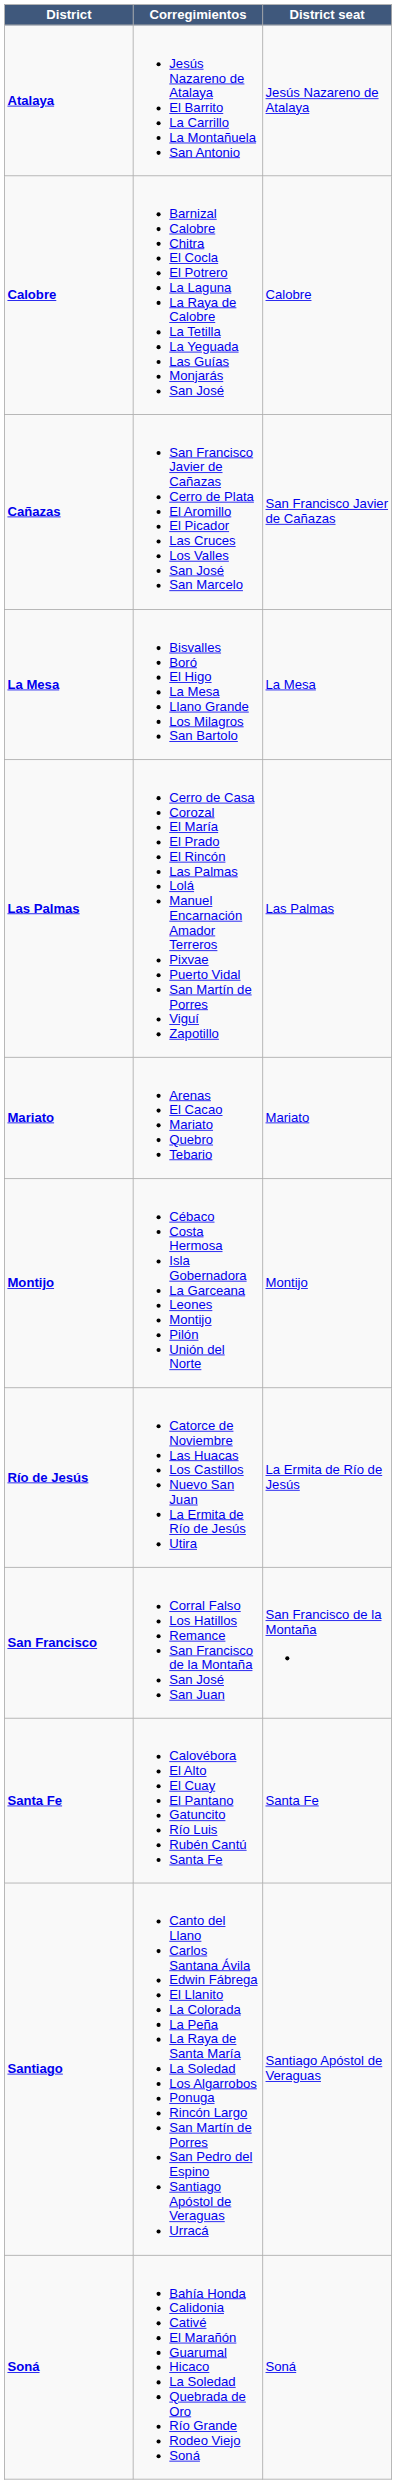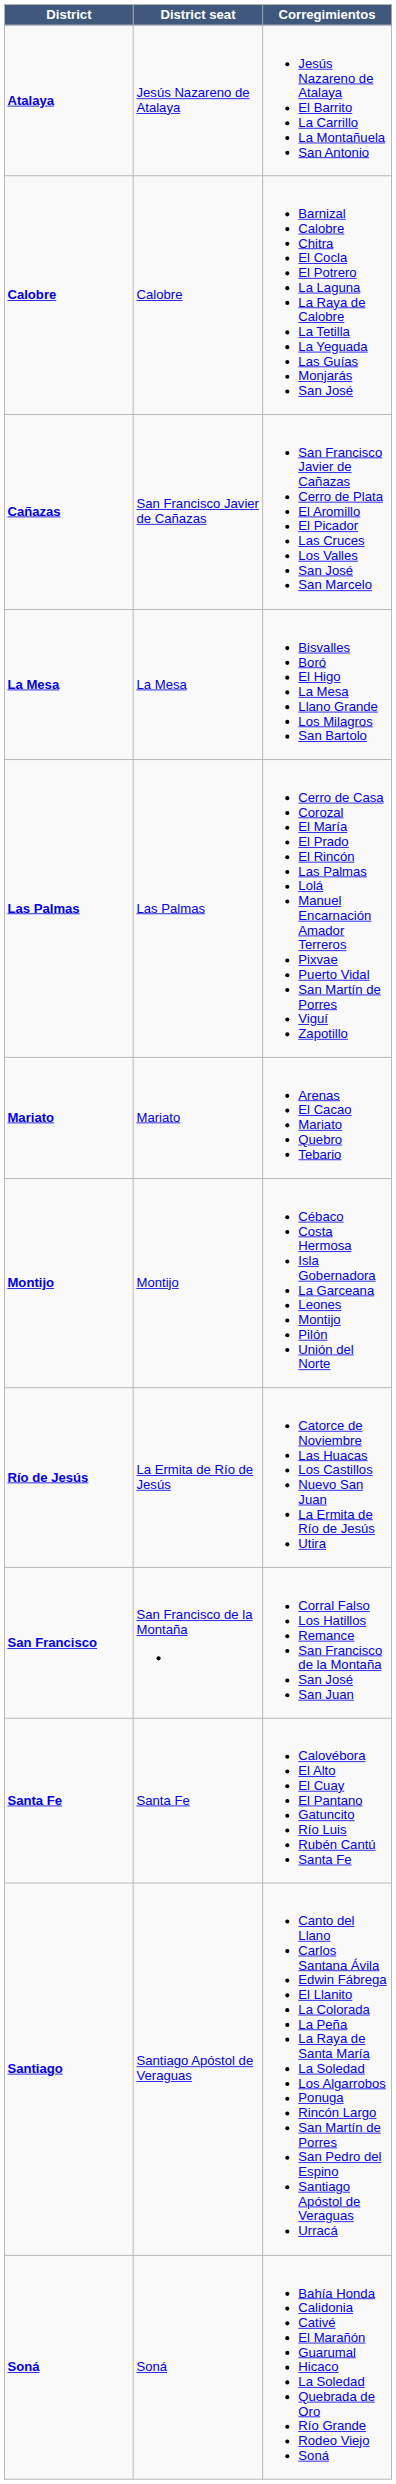columns swapped: (198, 14) <-> (327, 14)
